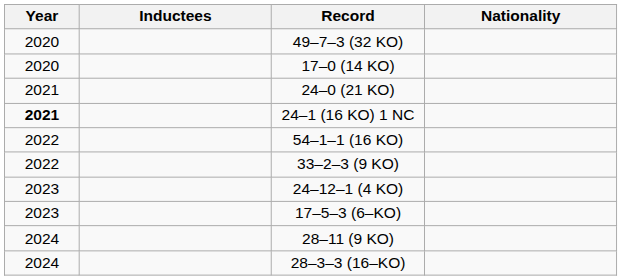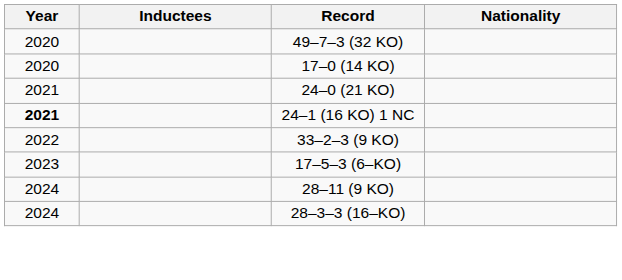- row: (348, 139)
- row: (348, 189)
